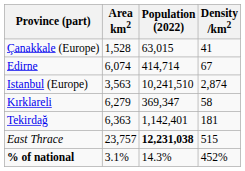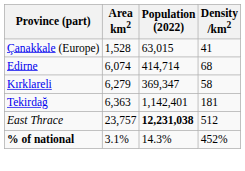(207, 66) 67 -> (207, 66) 68
- row: (47, 84)
(209, 139) 515 -> (209, 121) 512
